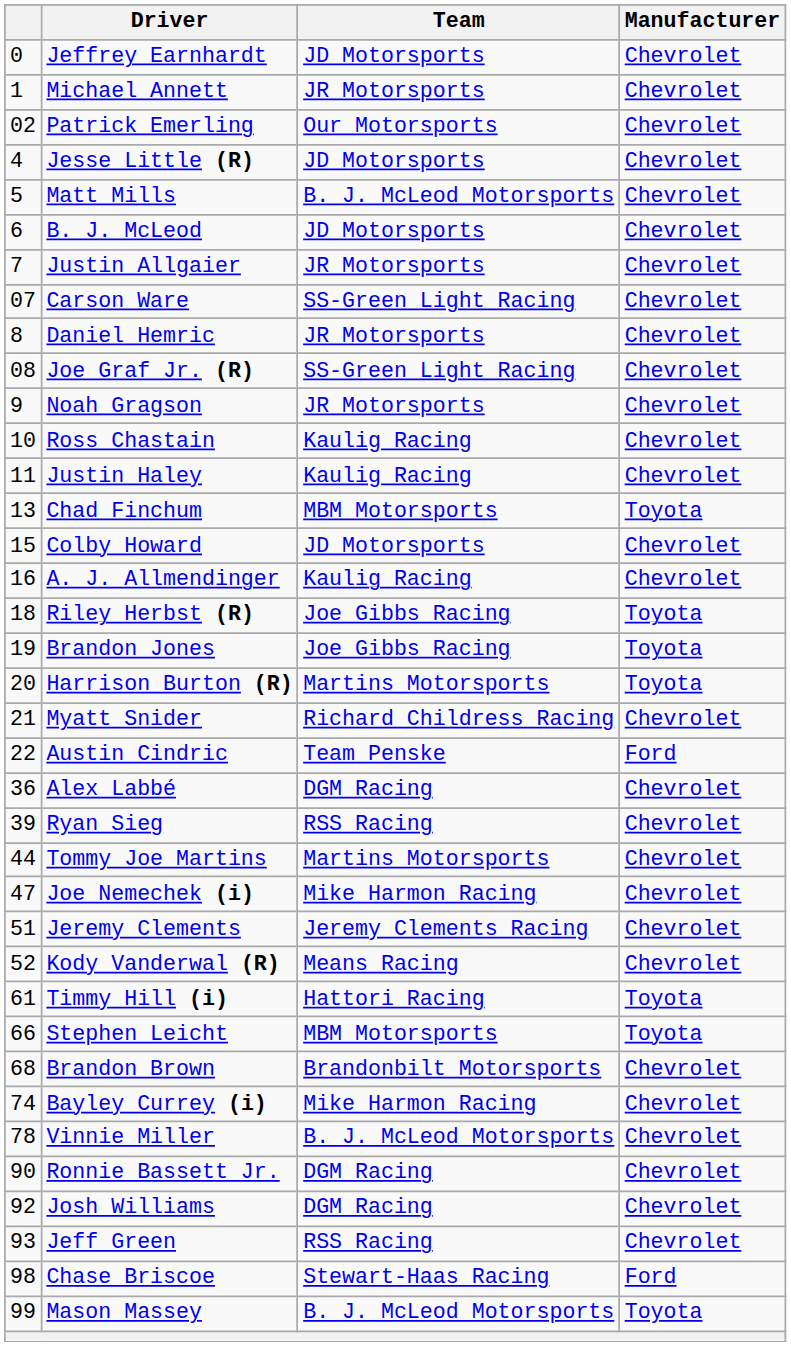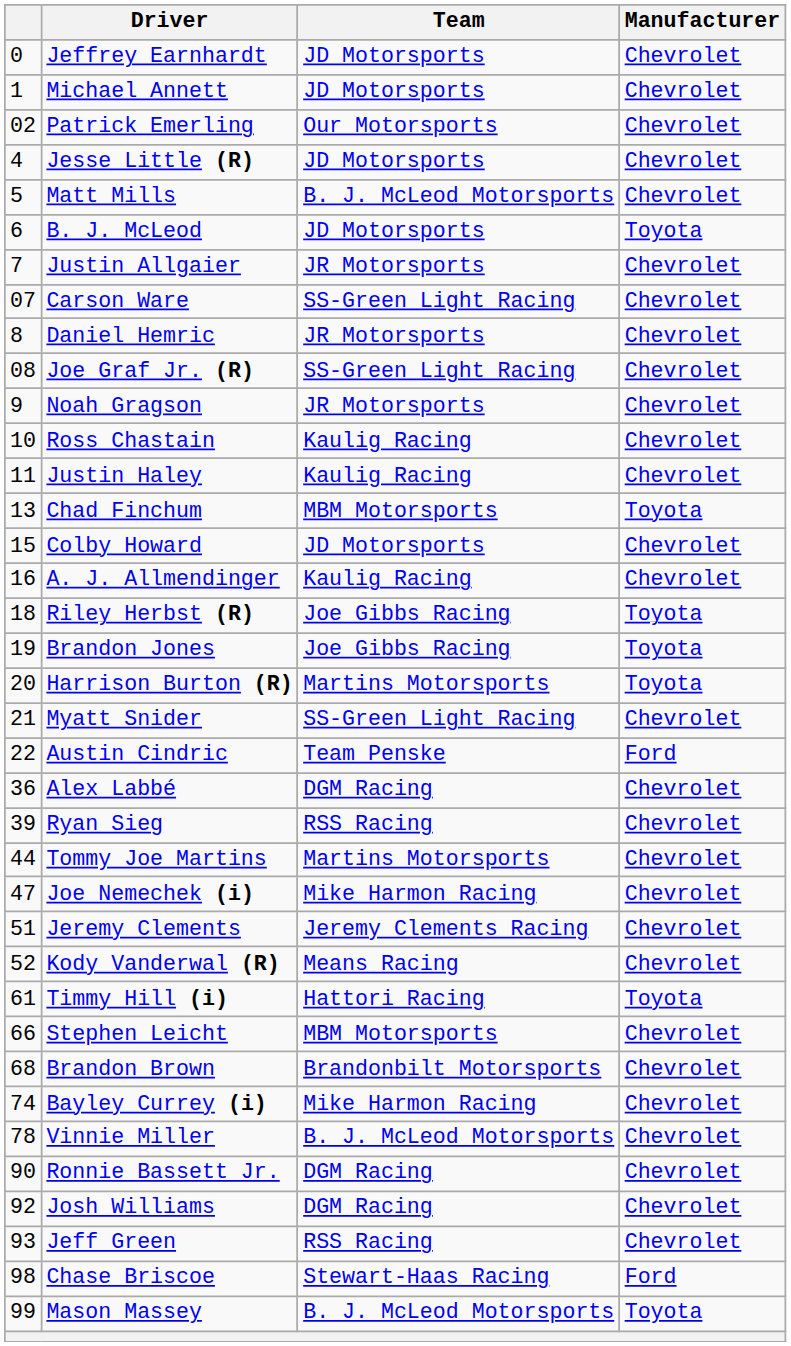(394, 92) JR Motorsports -> (394, 92) JD Motorsports
(683, 232) Chevrolet -> (664, 232) Toyota
(459, 720) Richard Childress Racing -> (439, 720) SS-Green Light Racing
(664, 1034) Toyota -> (683, 1034) Chevrolet
